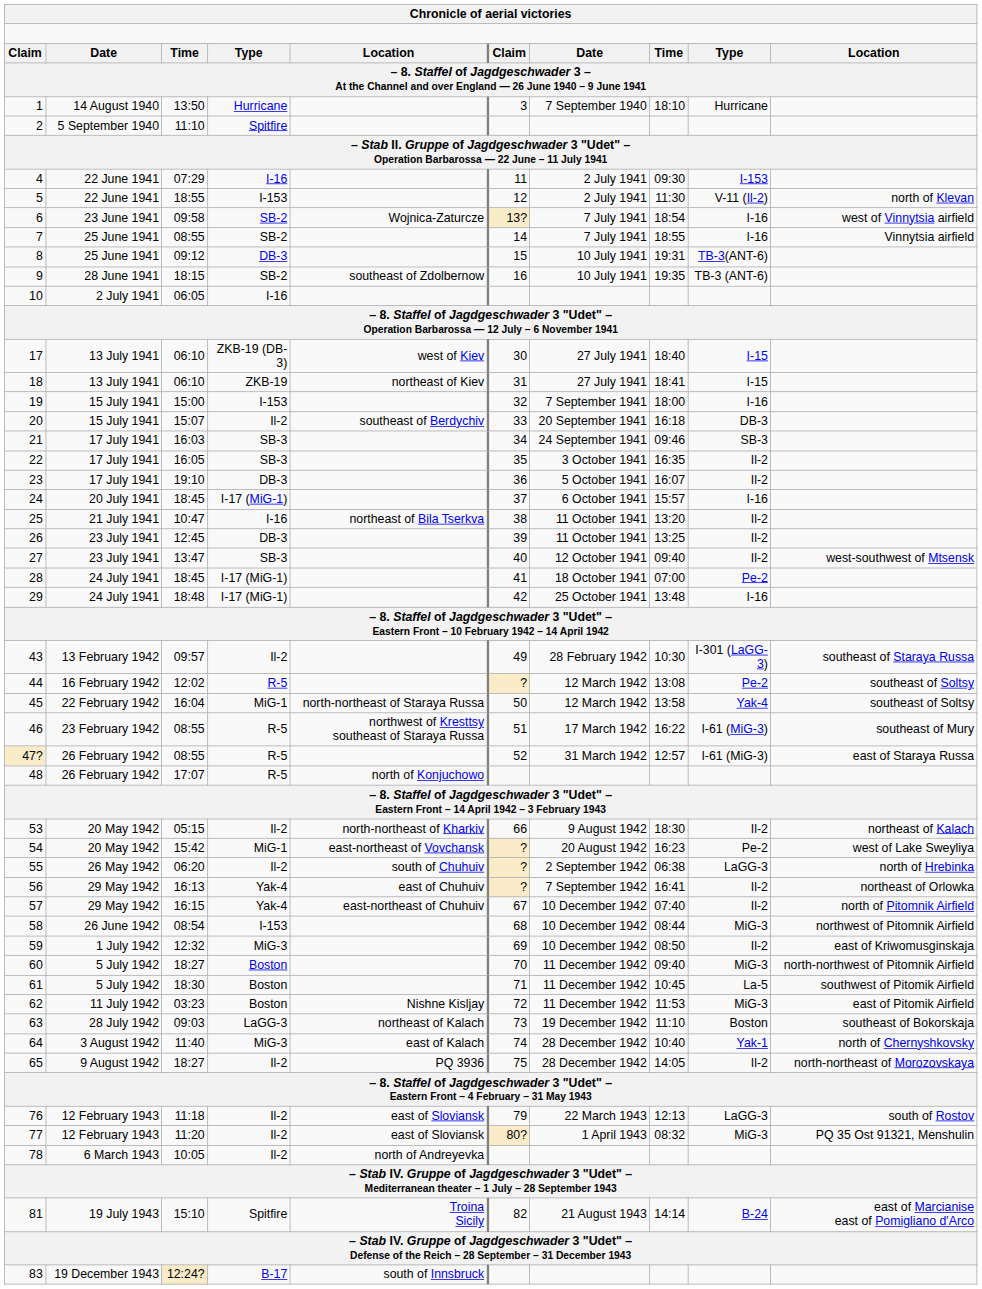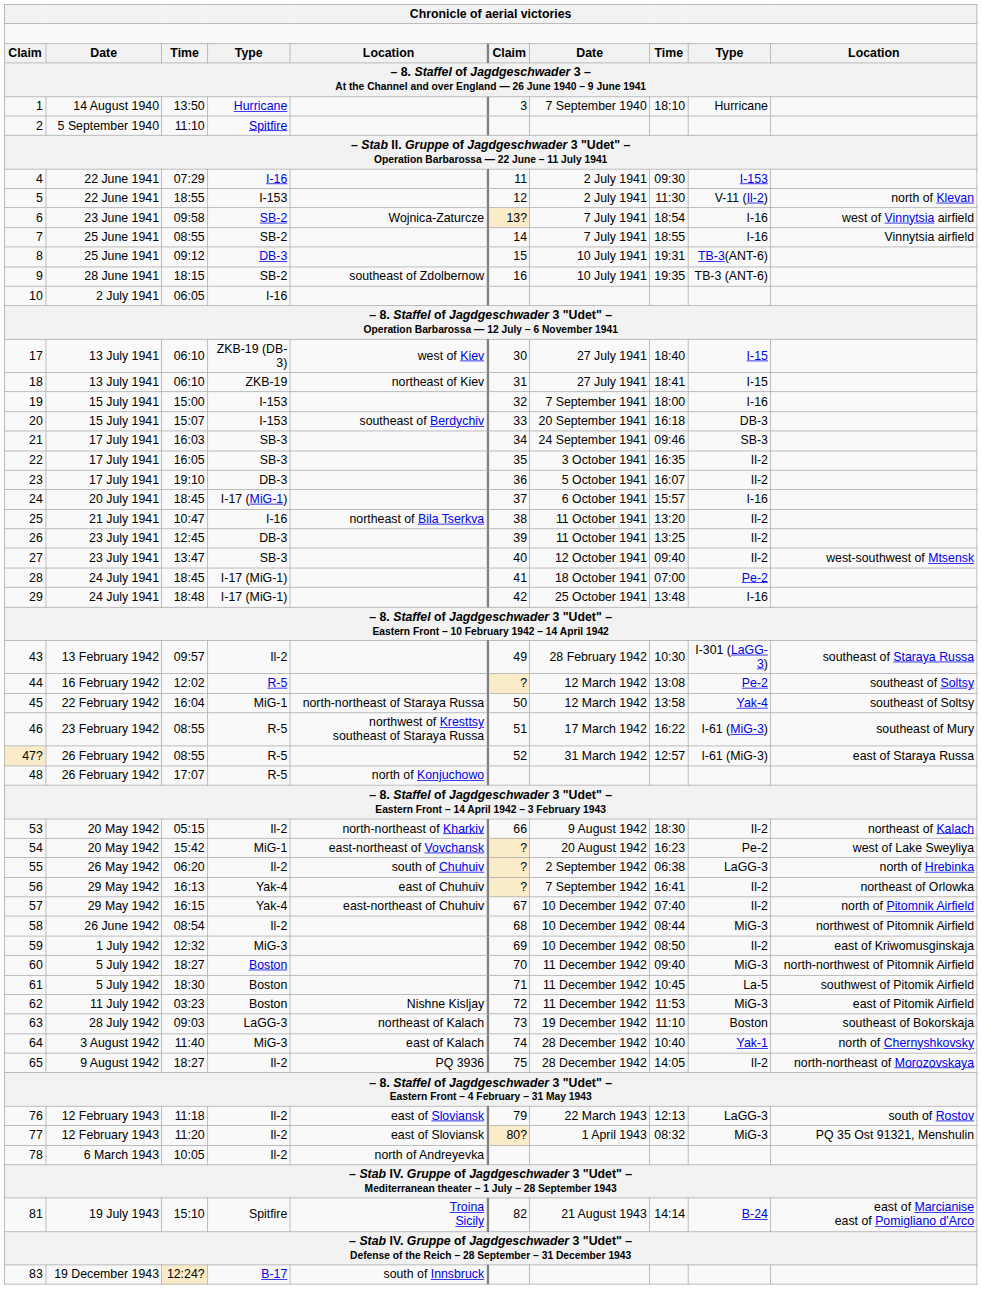(279, 421) Il-2 -> (273, 421) I-153
(273, 926) I-153 -> (279, 926) Il-2
